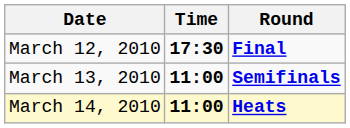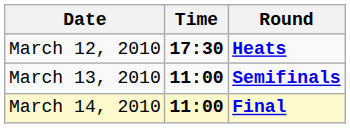(259, 49) Final -> (259, 49) Heats
(259, 108) Heats -> (259, 108) Final
